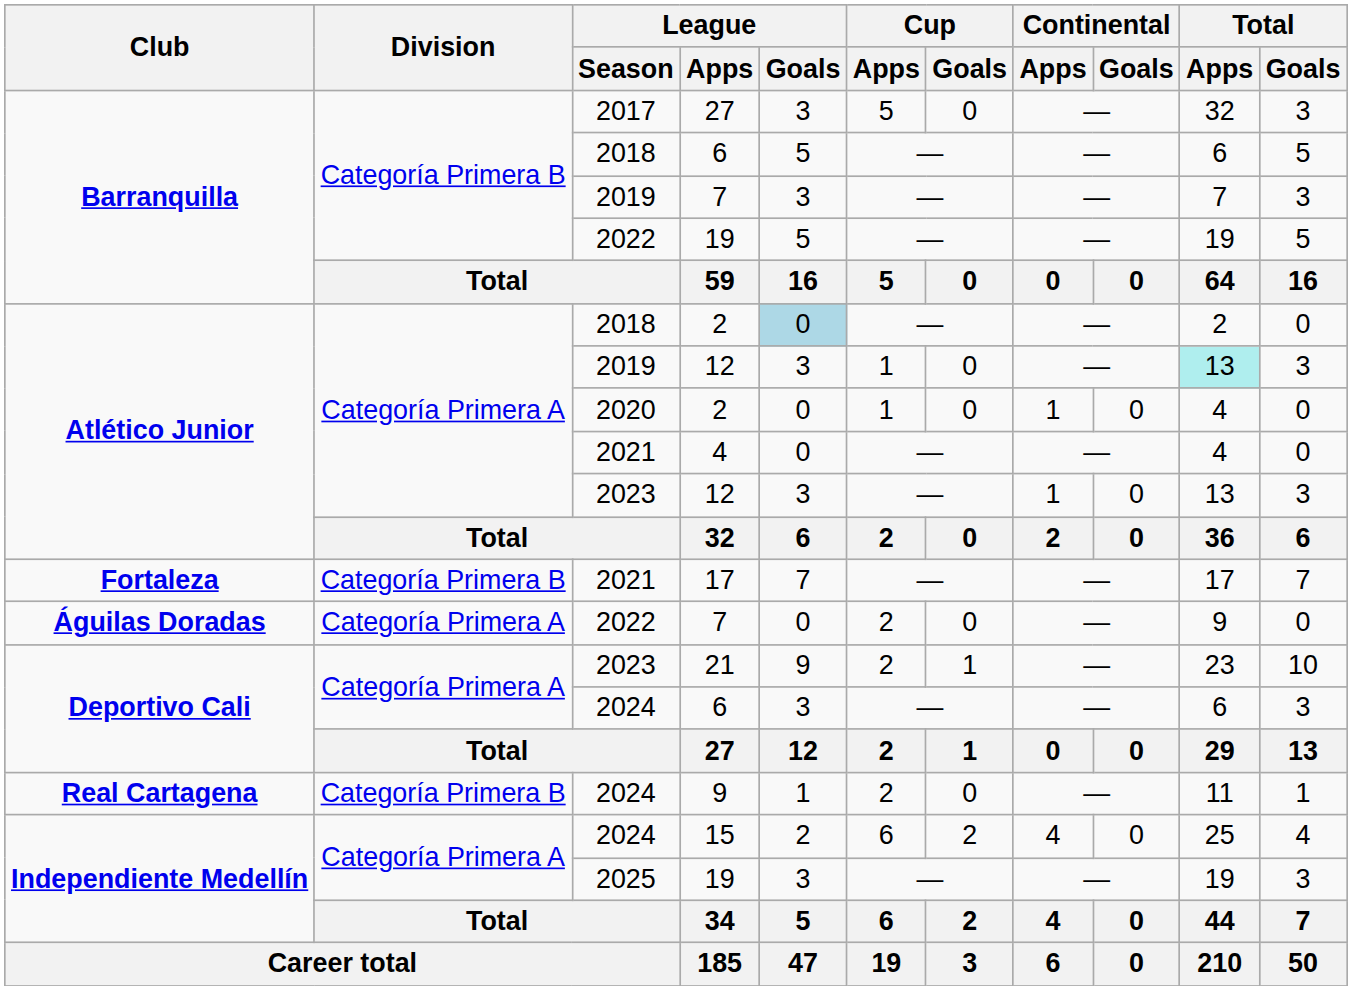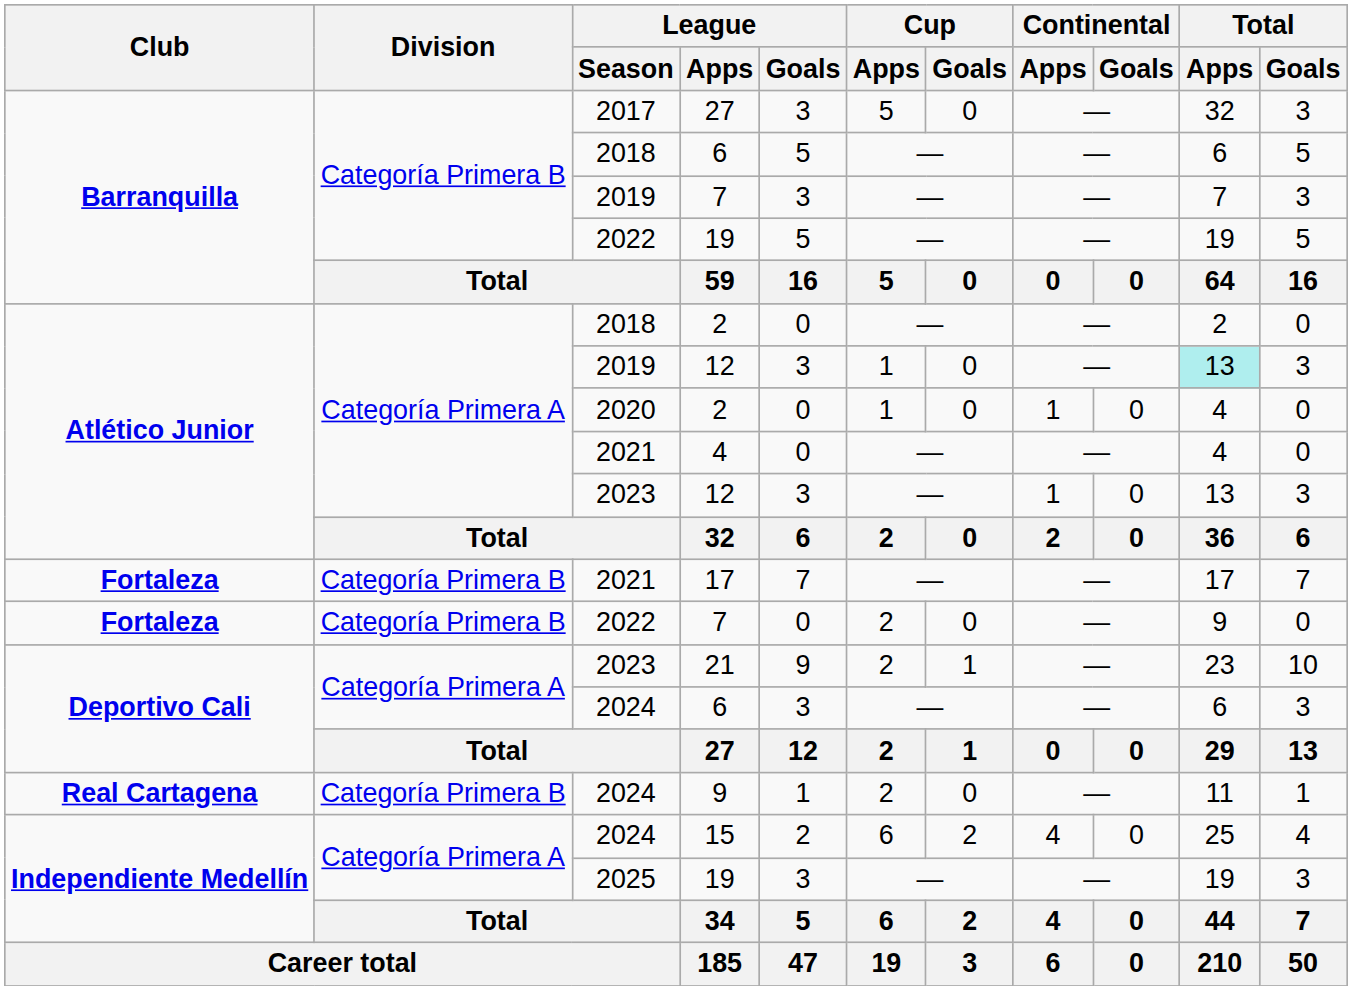(803, 324) lightblue background -> (803, 324) no background
(160, 622) Águilas Doradas -> (160, 622) Fortaleza
(443, 622) Categoría Primera A -> (443, 622) Categoría Primera B
